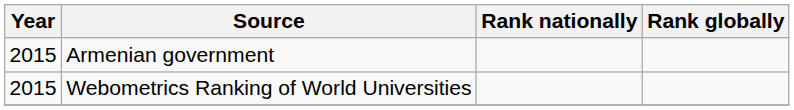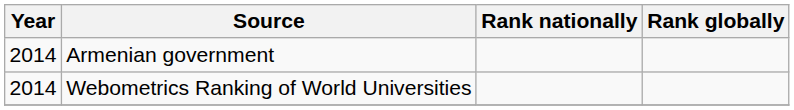(33, 54) 2015 -> (33, 54) 2014
(33, 88) 2015 -> (33, 88) 2014
